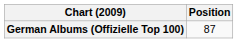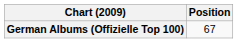(210, 29) 87 -> (210, 29) 67
